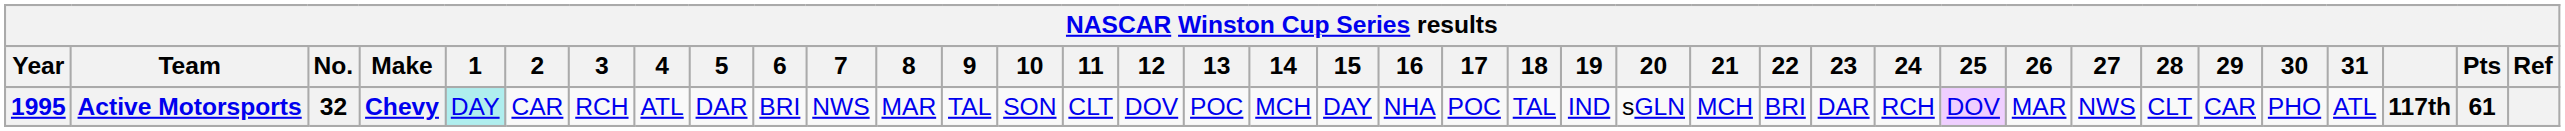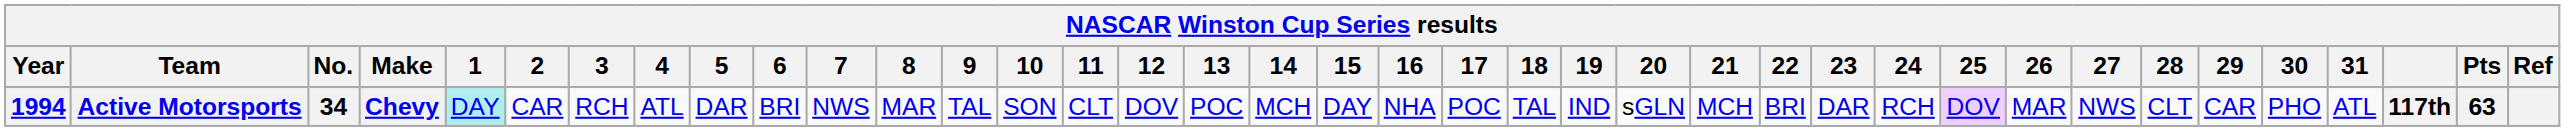(38, 106) 1995 -> (38, 106) 1994
(333, 106) 32 -> (333, 106) 34
(2482, 106) 61 -> (2482, 106) 63
